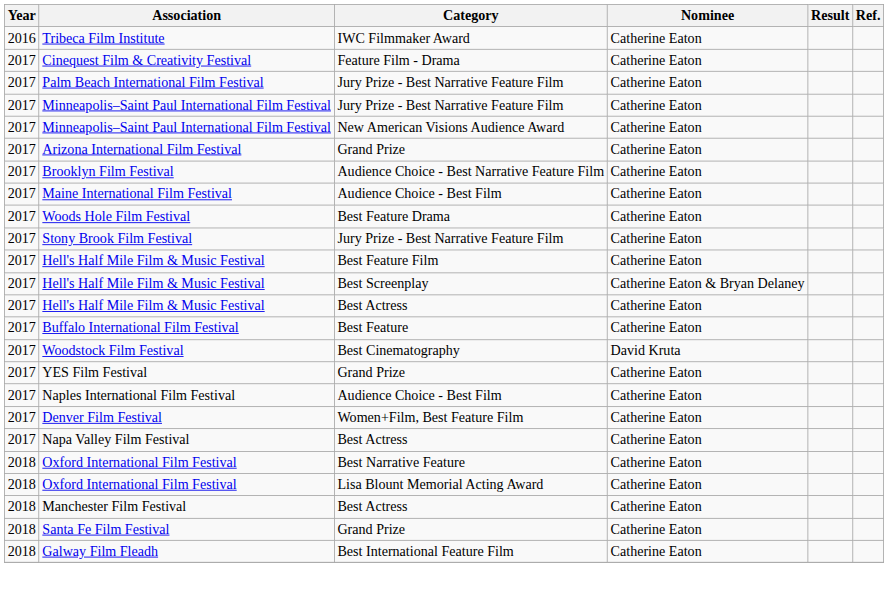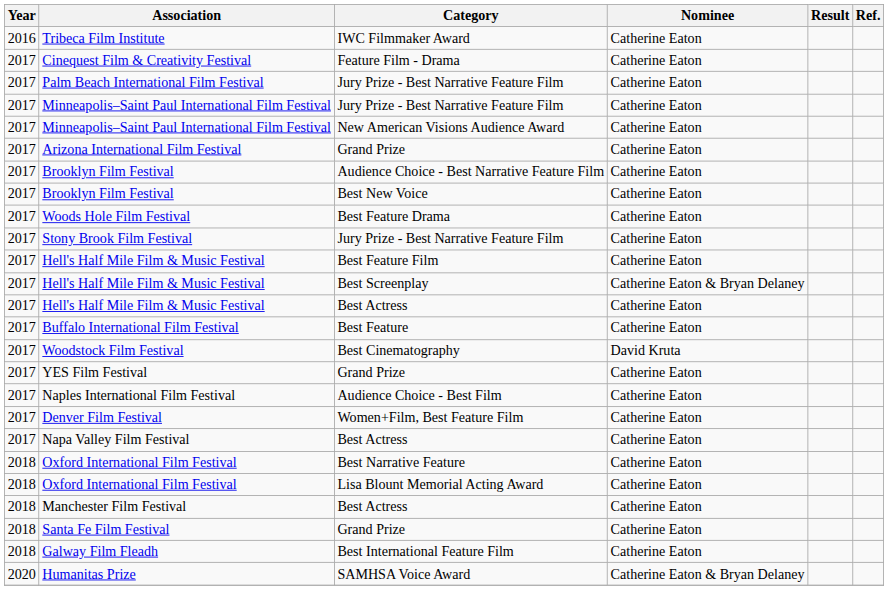+ row: (108, 194)
- row: (137, 194)
+ row: (89, 573)
